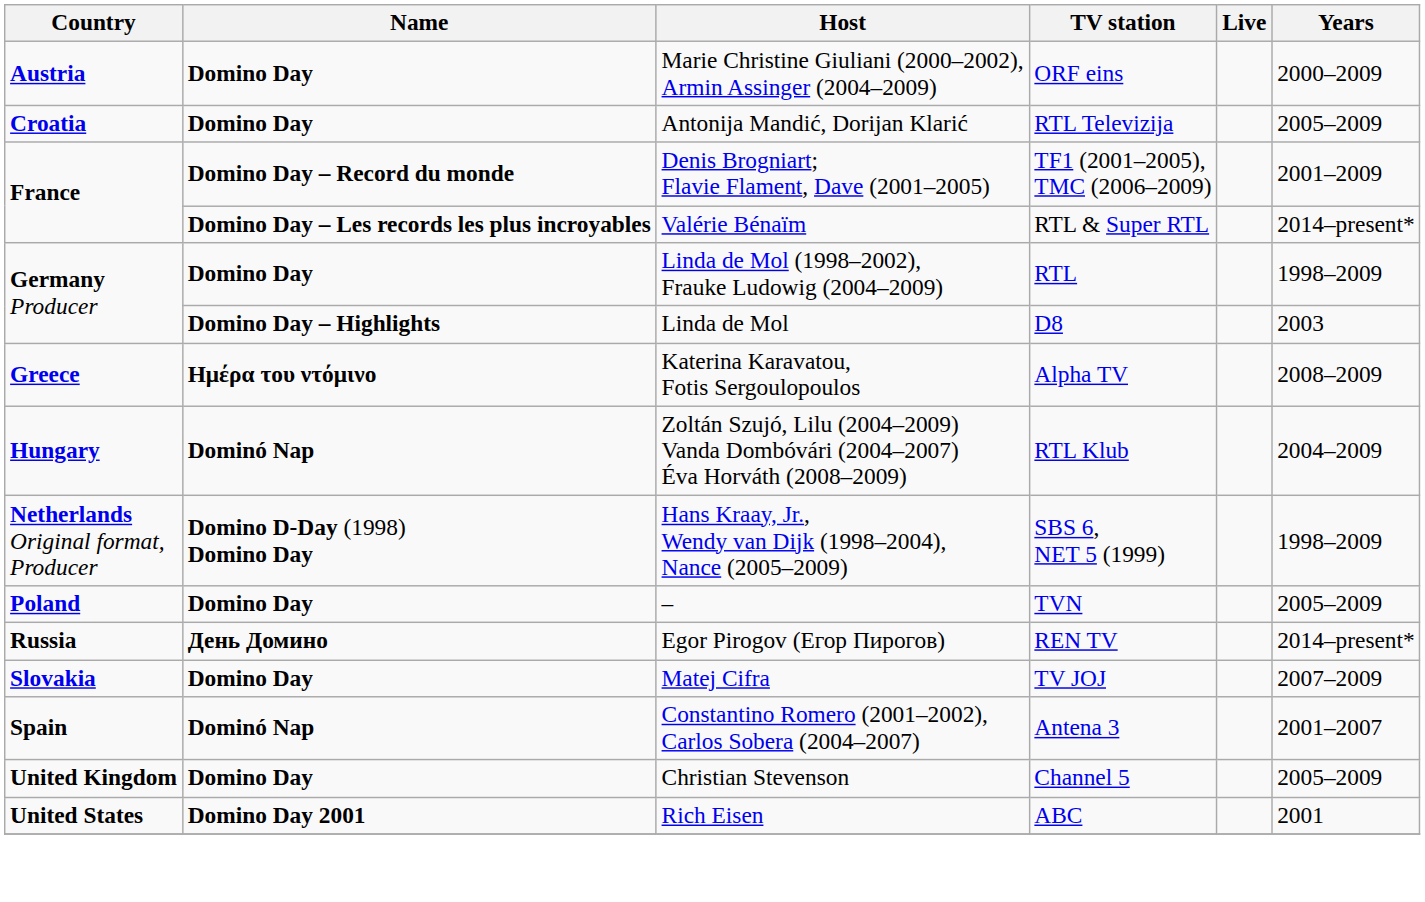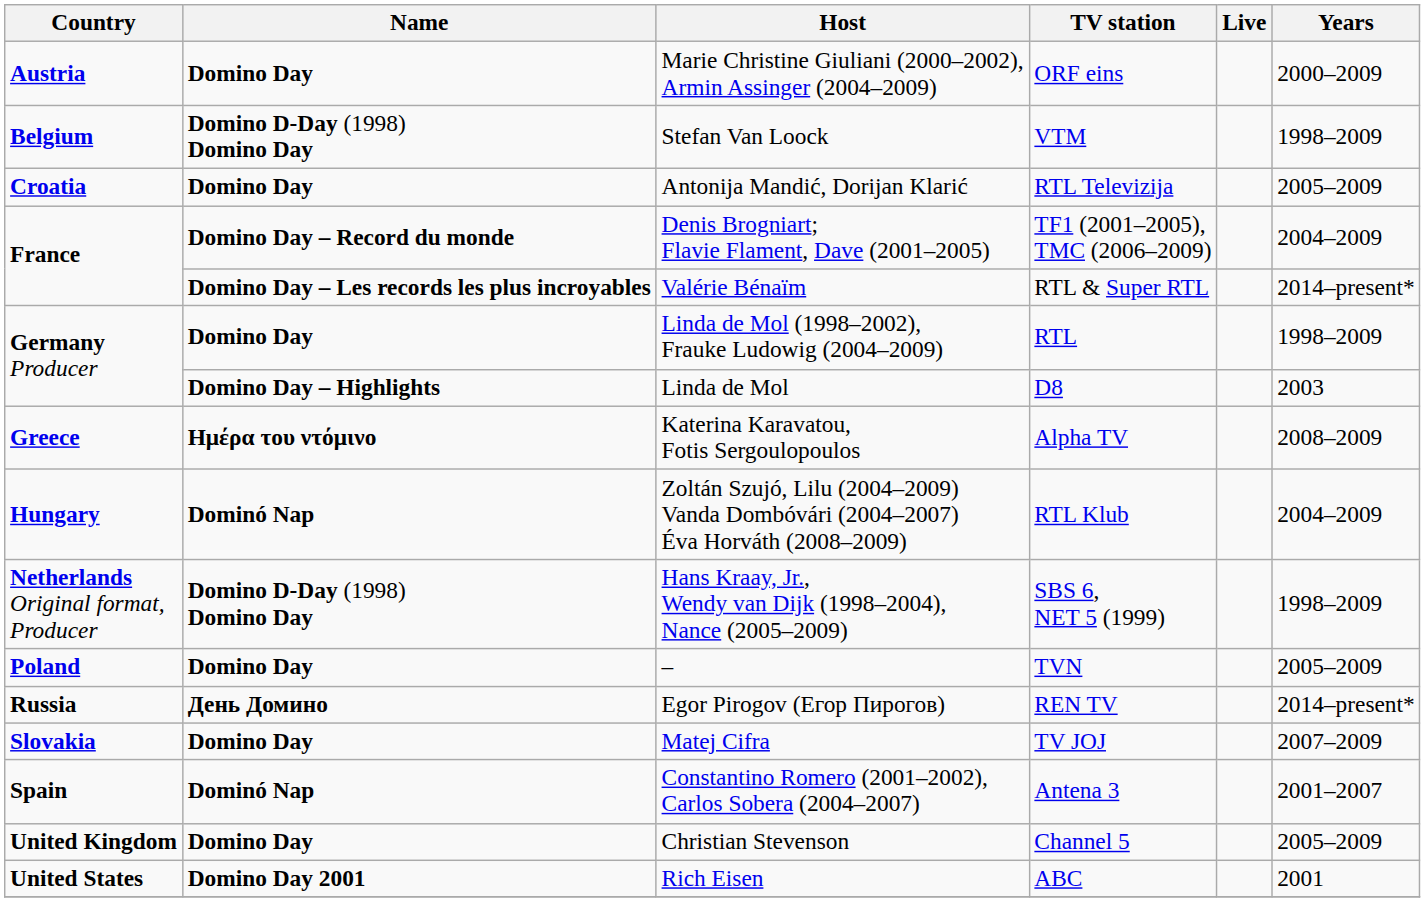+ row: (745, 136)
(1330, 173) 2001–2009 -> (1330, 236) 2004–2009
